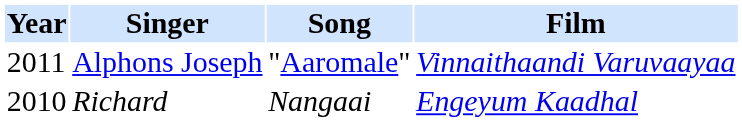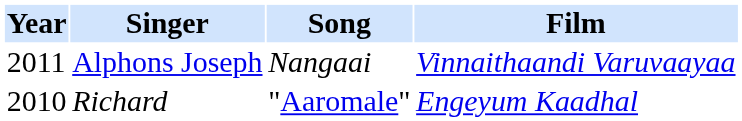(339, 62) "Aaromale" -> (320, 62) Nangaai
(320, 101) Nangaai -> (339, 101) "Aaromale"
